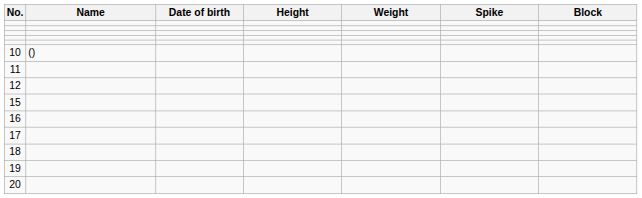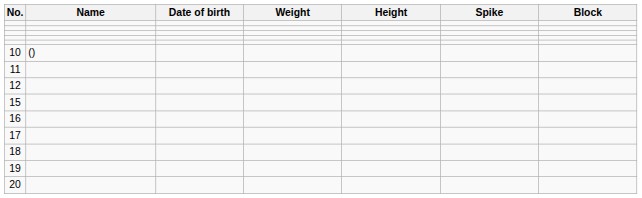columns swapped: (293, 12) <-> (391, 12)
